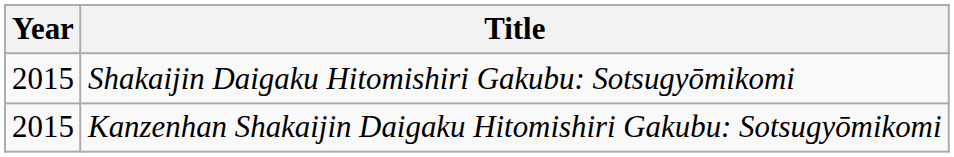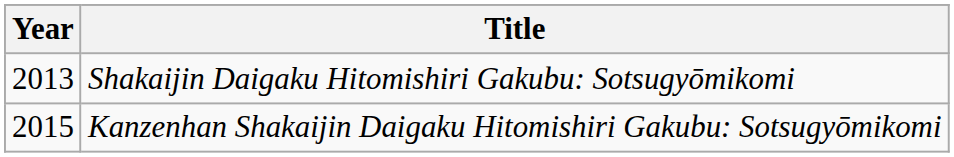(43, 77) 2015 -> (43, 77) 2013
